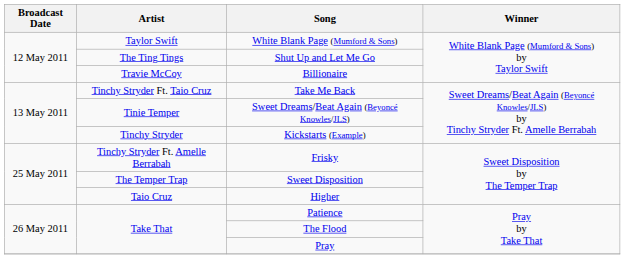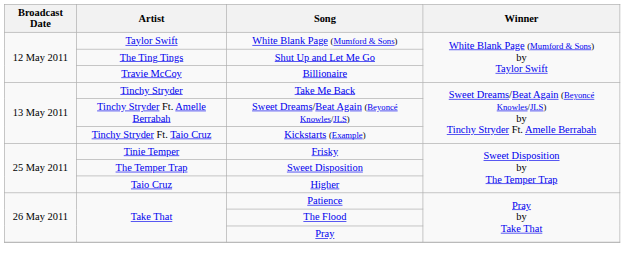(152, 90) Tinchy Stryder Ft. Taio Cruz -> (152, 90) Tinchy Stryder
(152, 112) Tinie Temper -> (152, 112) Tinchy Stryder Ft. Amelle Berrabah
(152, 135) Tinchy Stryder -> (152, 135) Tinchy Stryder Ft. Taio Cruz
(152, 157) Tinchy Stryder Ft. Amelle Berrabah -> (152, 151) Tinie Temper
